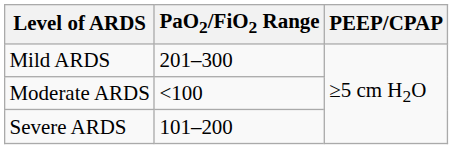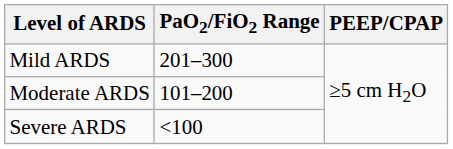(181, 93) <100 -> (196, 93) 101–200
(196, 126) 101–200 -> (181, 126) <100
